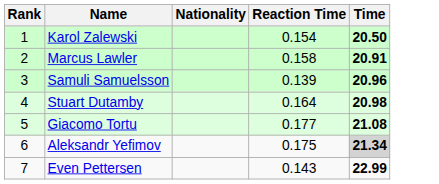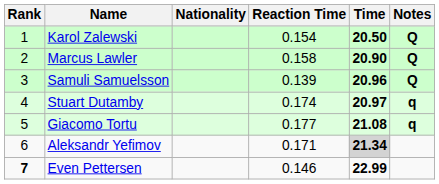+ column: (412, 15)
(370, 59) 20.91 -> (370, 59) 20.90
(299, 102) 0.164 -> (299, 102) 0.174
(370, 102) 20.98 -> (370, 102) 20.97
(299, 146) 0.175 -> (299, 146) 0.171
(24, 168) normal -> (24, 168) bold
(299, 168) 0.143 -> (299, 168) 0.146
